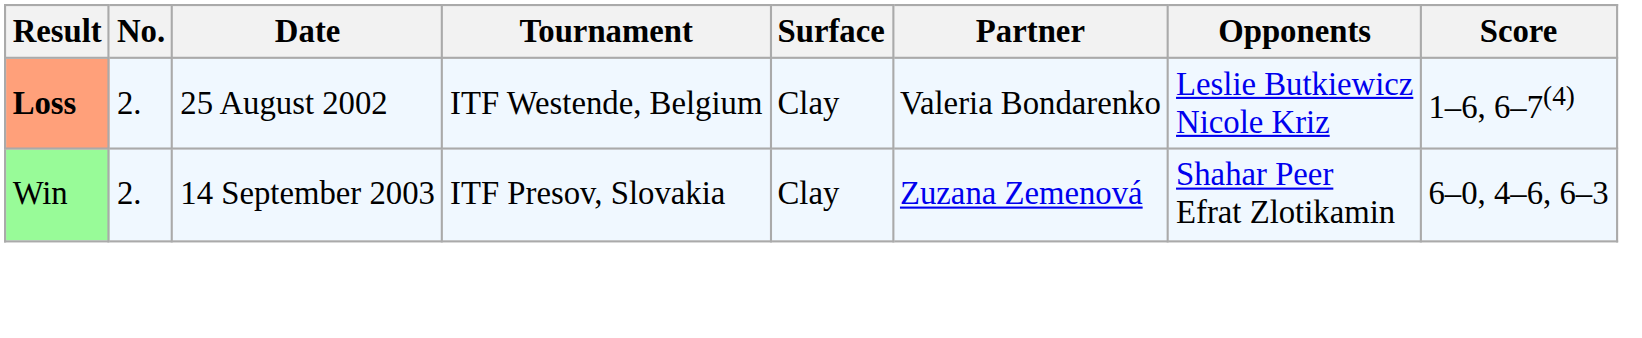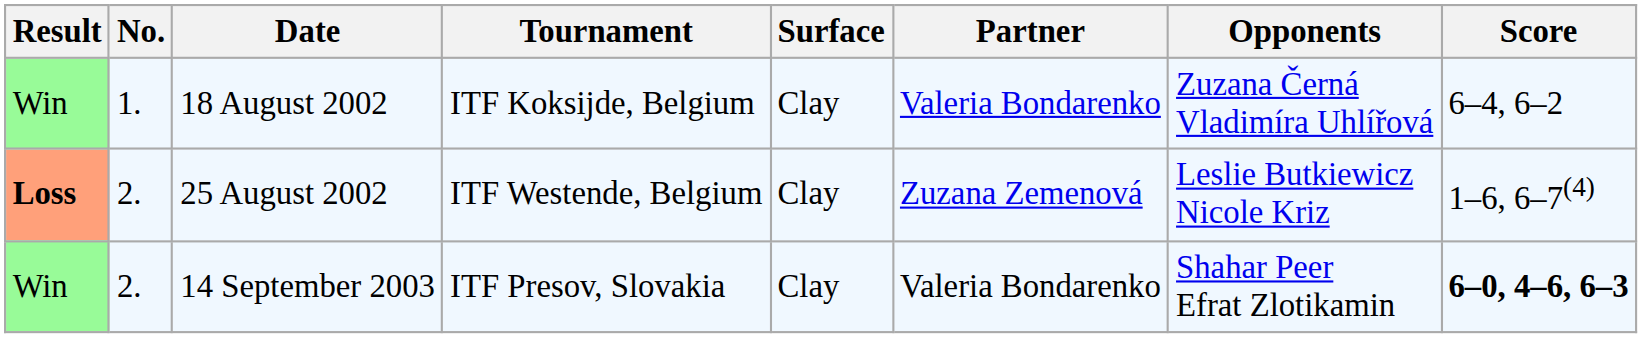+ row: (284, 102)
(1030, 102) Valeria Bondarenko -> (1021, 193) Zuzana Zemenová
(1021, 193) Zuzana Zemenová -> (1030, 284) Valeria Bondarenko
(1519, 193) normal -> (1539, 284) bold
